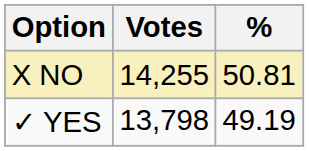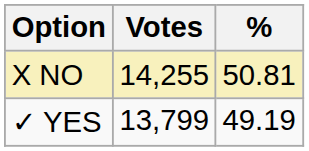(164, 121) 13,798 -> (164, 121) 13,799
